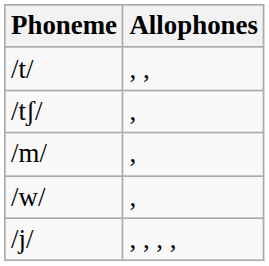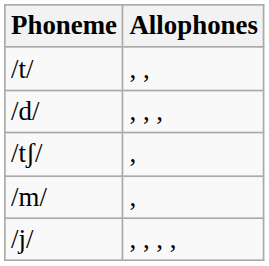+ row: (25, 111)
- row: (28, 196)
